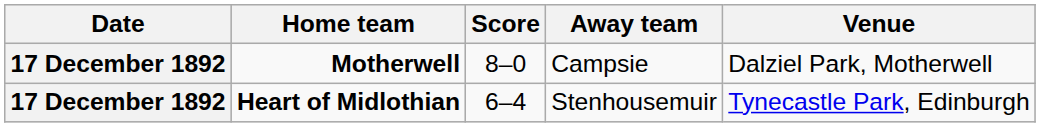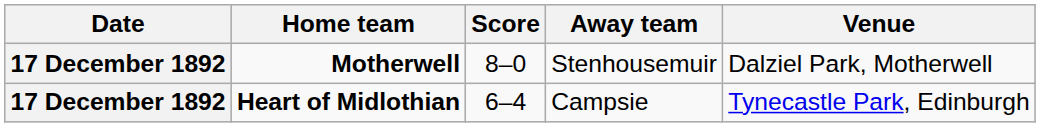(600, 63) Campsie -> (634, 63) Stenhousemuir
(634, 102) Stenhousemuir -> (600, 102) Campsie
